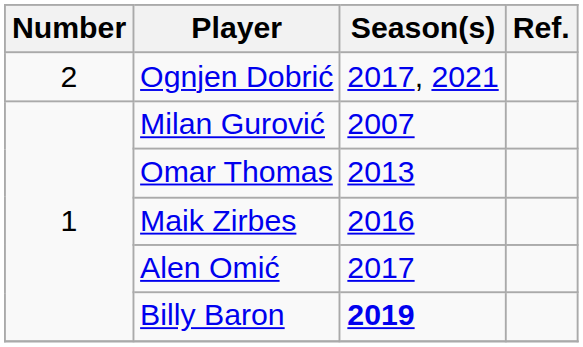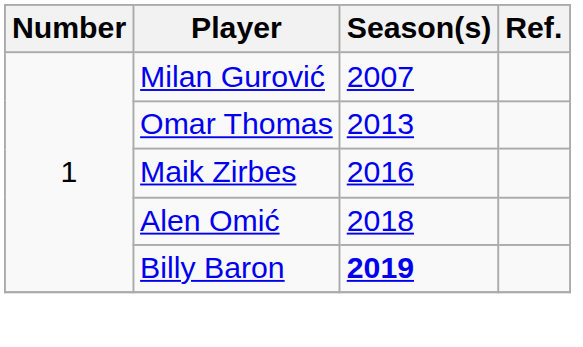- row: (237, 76)
(381, 268) 2017 -> (380, 220) 2018
